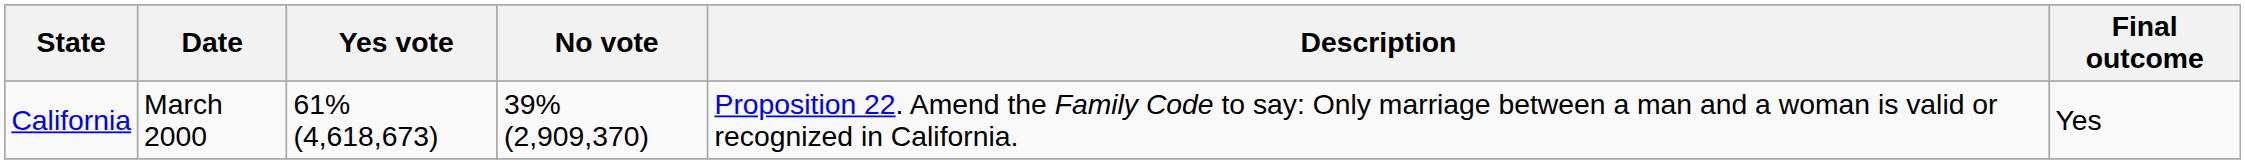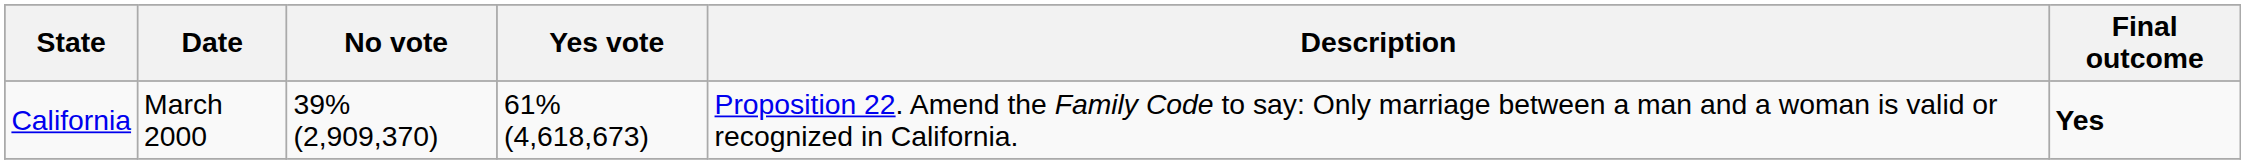columns swapped: (392, 42) <-> (603, 42)
(2079, 119) normal -> (2080, 119) bold
